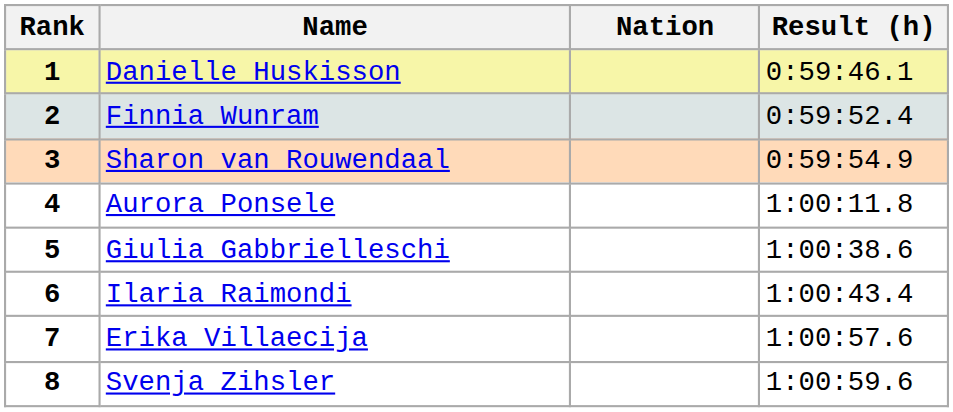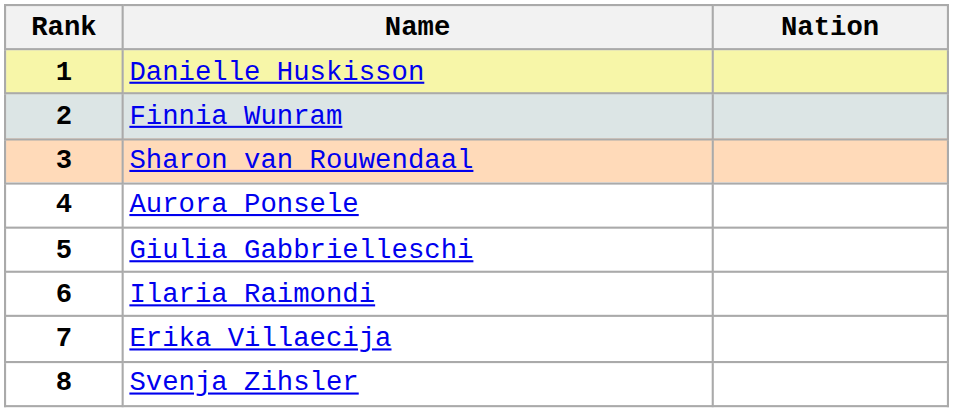- column: (854, 27)
